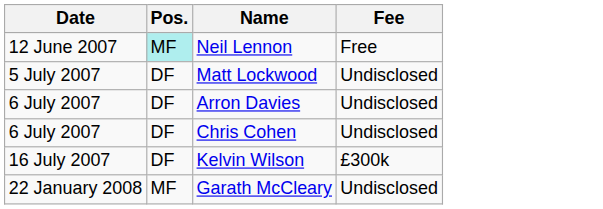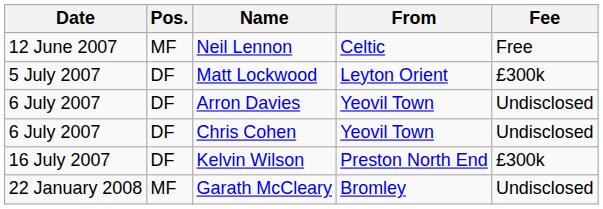+ column: (414, 18)
(163, 47) paleturquoise background -> (163, 47) no background
(389, 75) Undisclosed -> (520, 75) £300k
